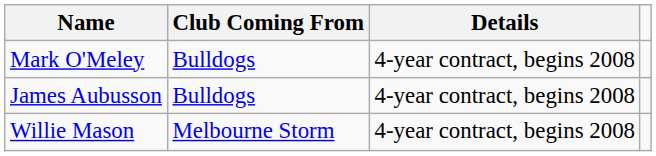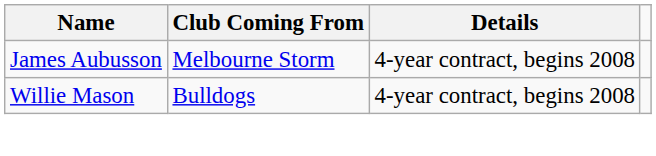- row: (77, 58)
(214, 95) Bulldogs -> (253, 58) Melbourne Storm
(253, 131) Melbourne Storm -> (214, 95) Bulldogs
